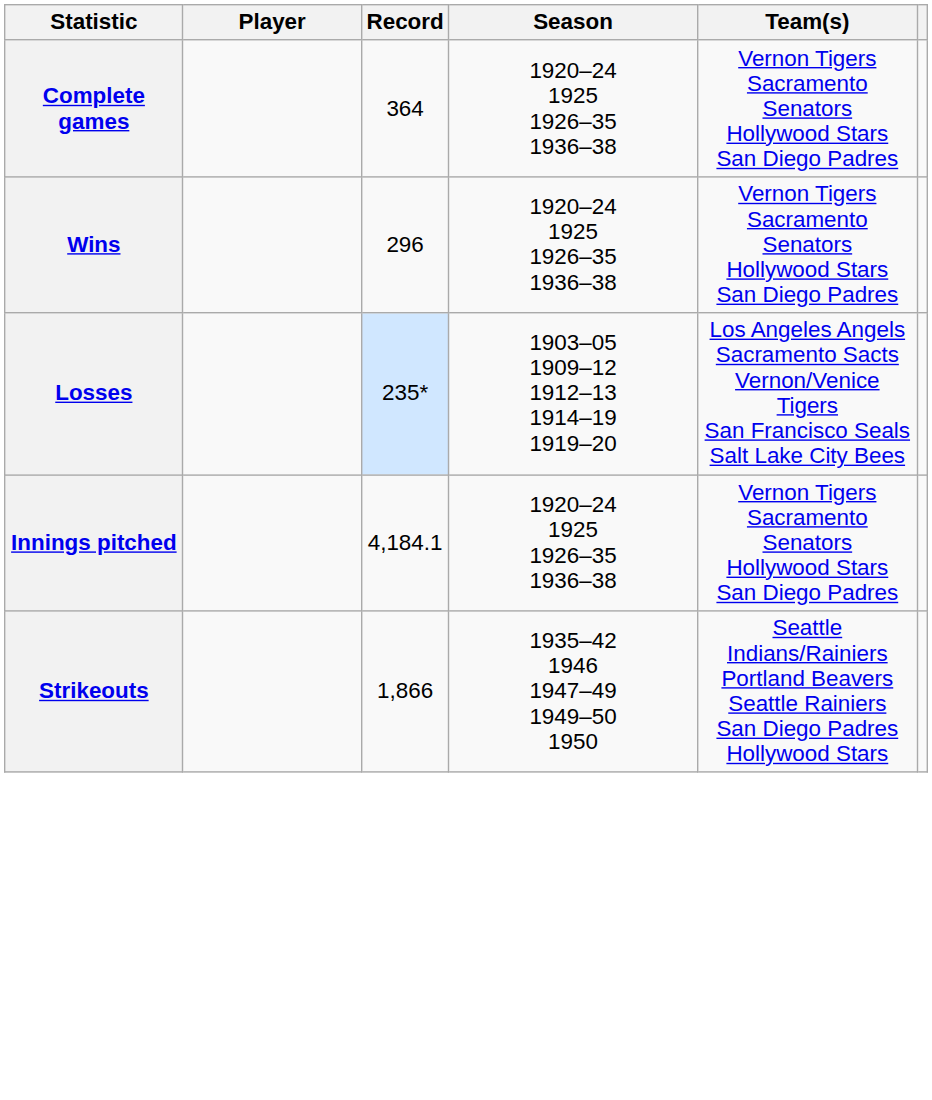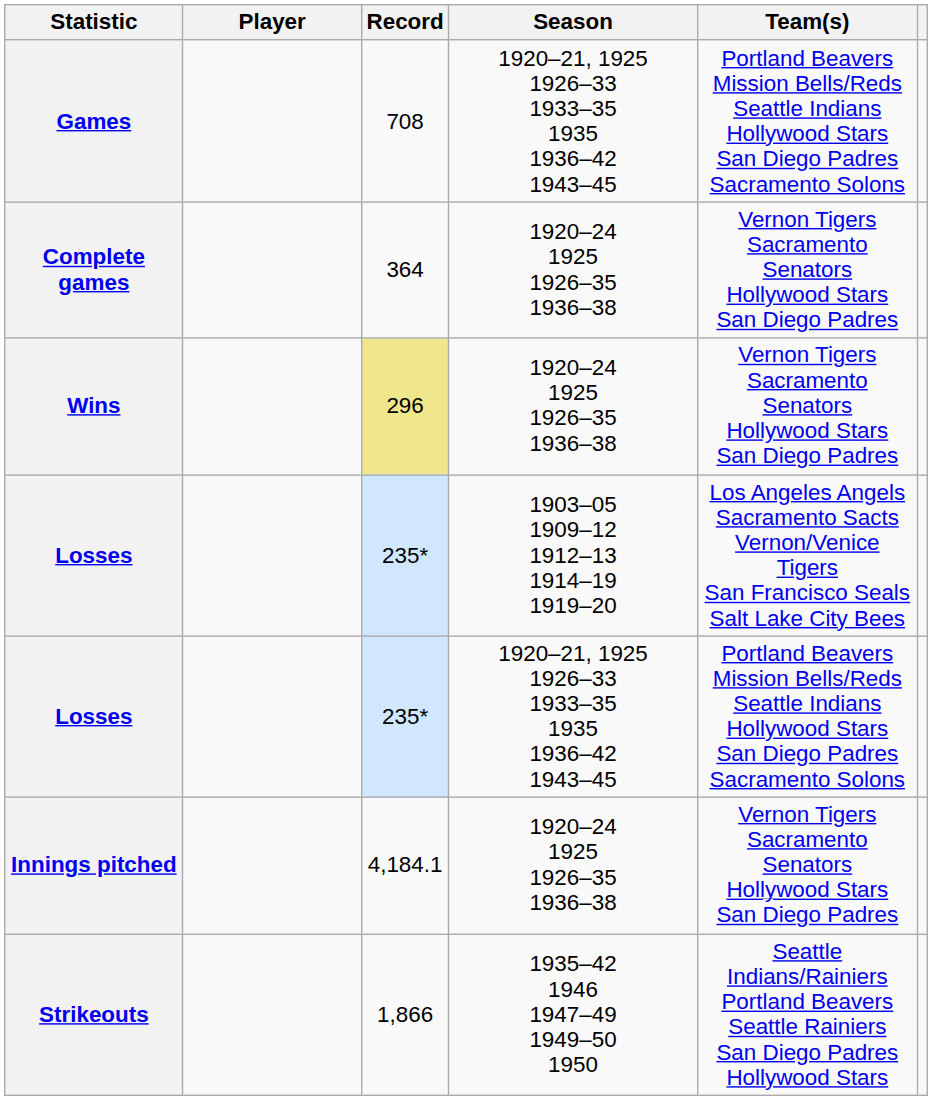+ row: (94, 120)
(405, 244) no background -> (405, 406) khaki background
+ row: (94, 716)
